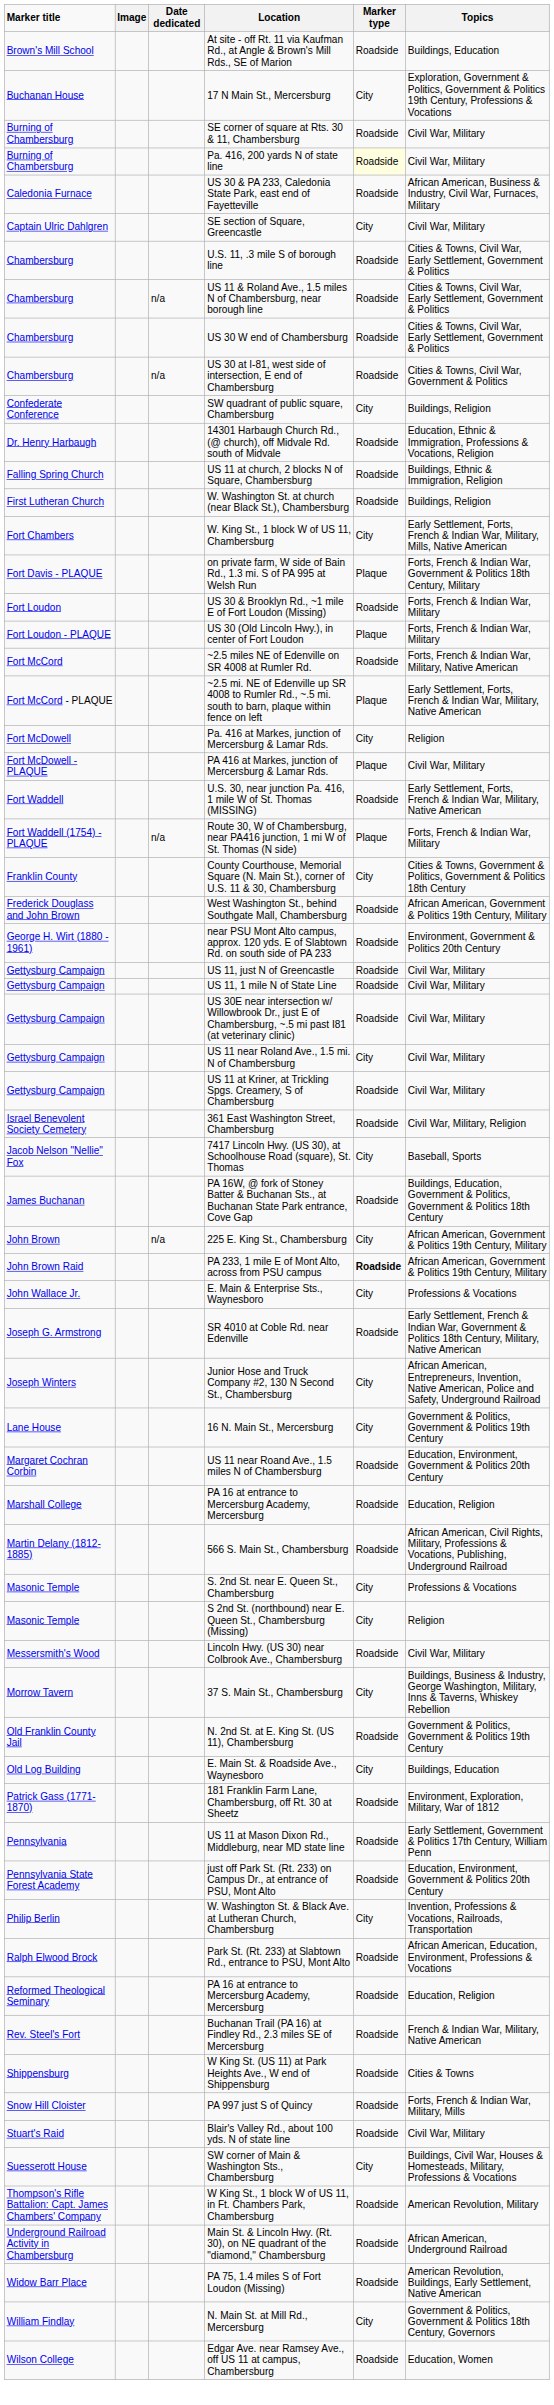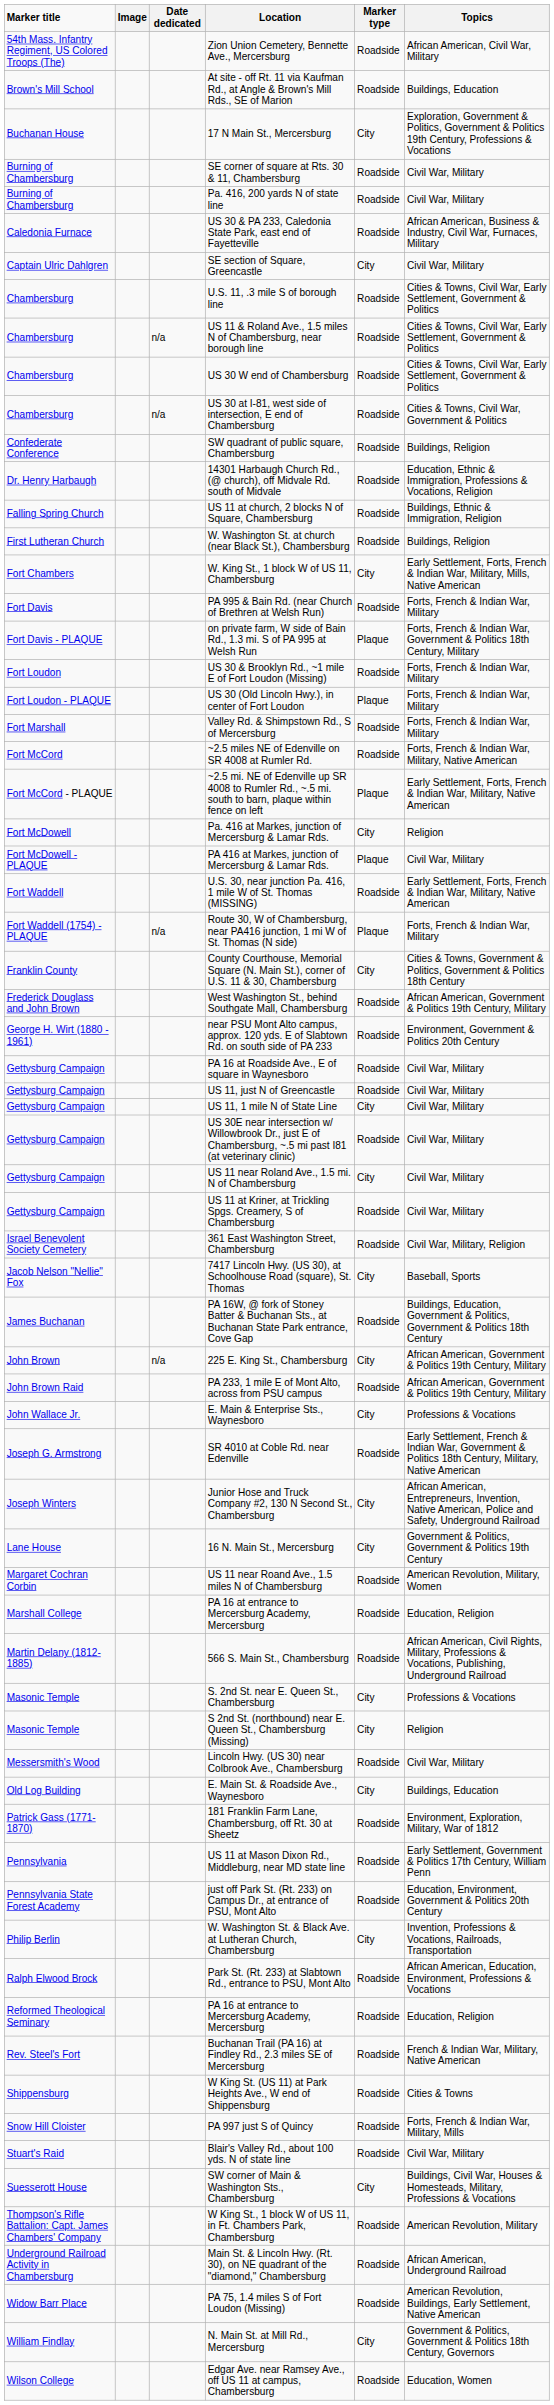+ row: (57, 51)
(377, 161) lightyellow background -> (378, 200) no background
(364, 409) City -> (378, 448) Roadside
+ row: (30, 607)
+ row: (36, 728)
+ row: (56, 1069)
(377, 986) Roadside -> (366, 1107) City
(378, 1267) bold -> (378, 1388) normal
(469, 1466) Education, Environment, Government & Politics 20th Century -> (473, 1581) American Revolution, Military, Women
- row: (40, 1692)
- row: (51, 1737)
